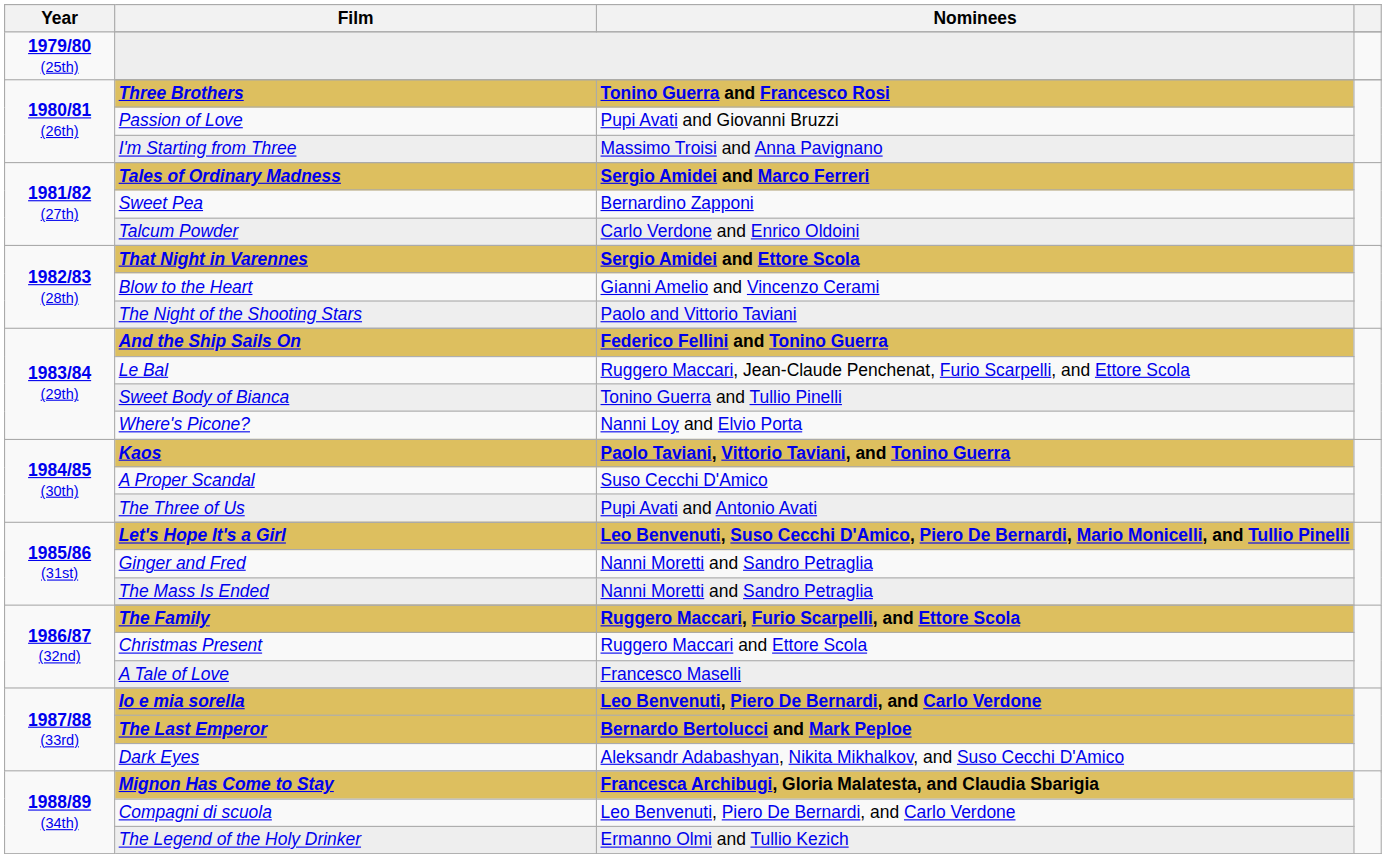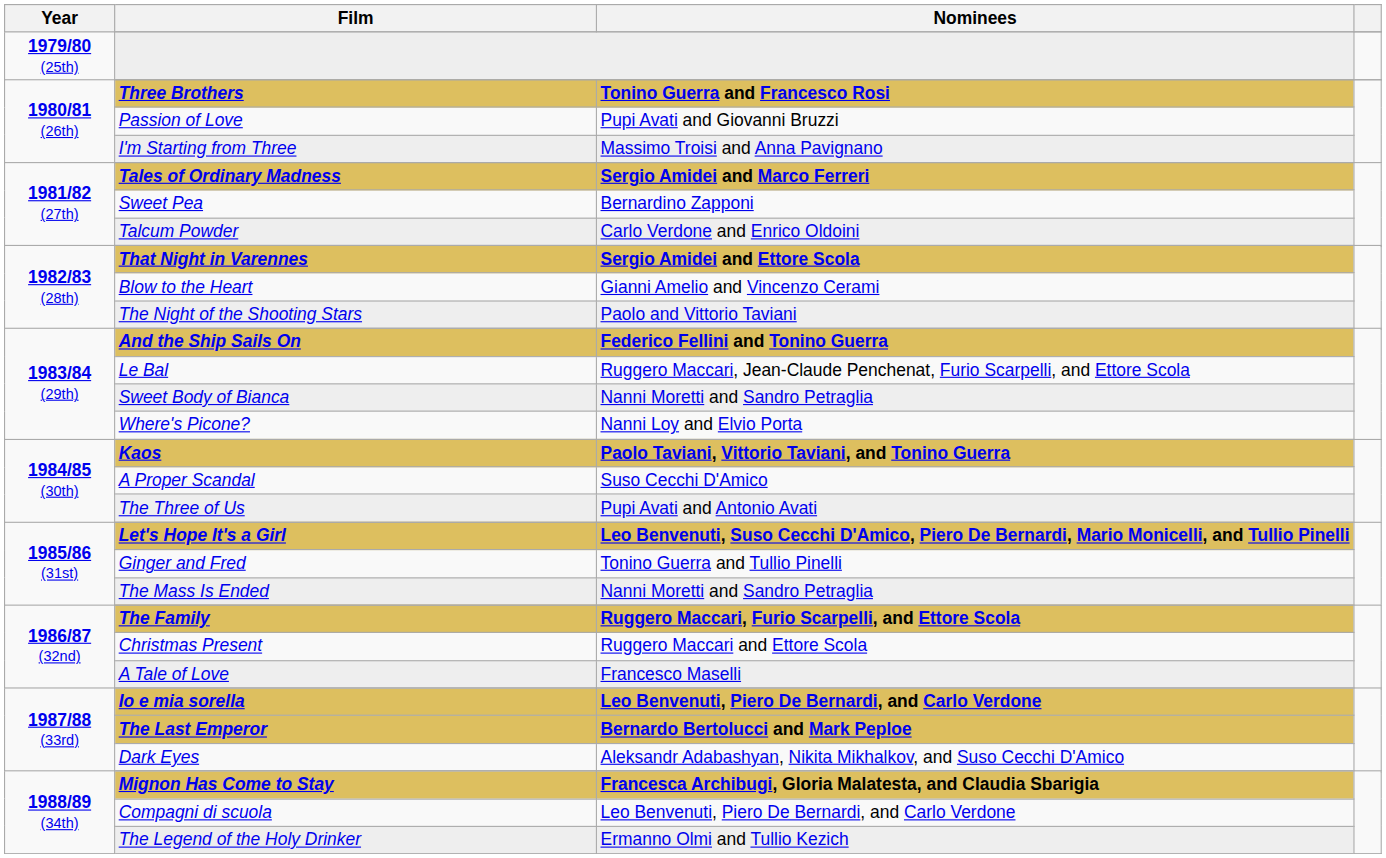(721, 397) Tonino Guerra and Tullio Pinelli -> (737, 397) Nanni Moretti and Sandro Petraglia
(737, 563) Nanni Moretti and Sandro Petraglia -> (721, 563) Tonino Guerra and Tullio Pinelli
